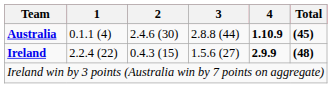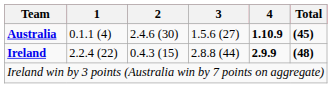(215, 33) 2.8.8 (44) -> (215, 33) 1.5.6 (27)
(215, 53) 1.5.6 (27) -> (215, 53) 2.8.8 (44)
